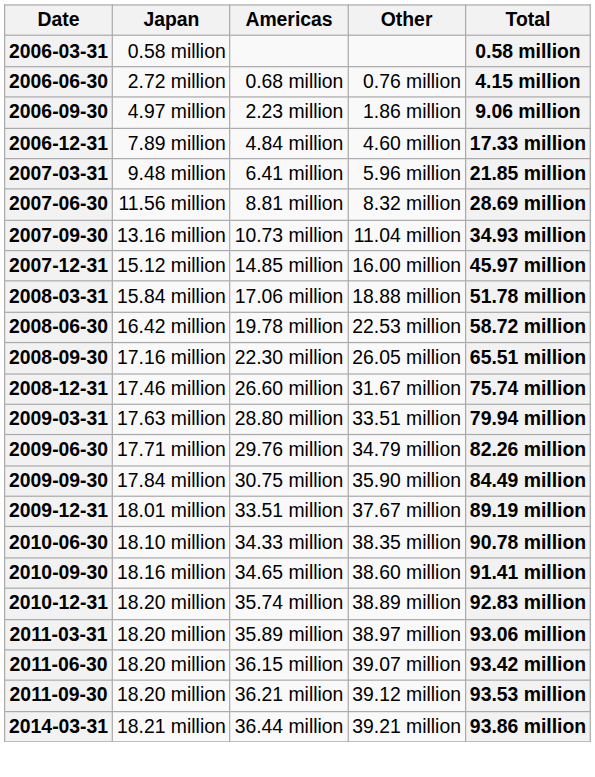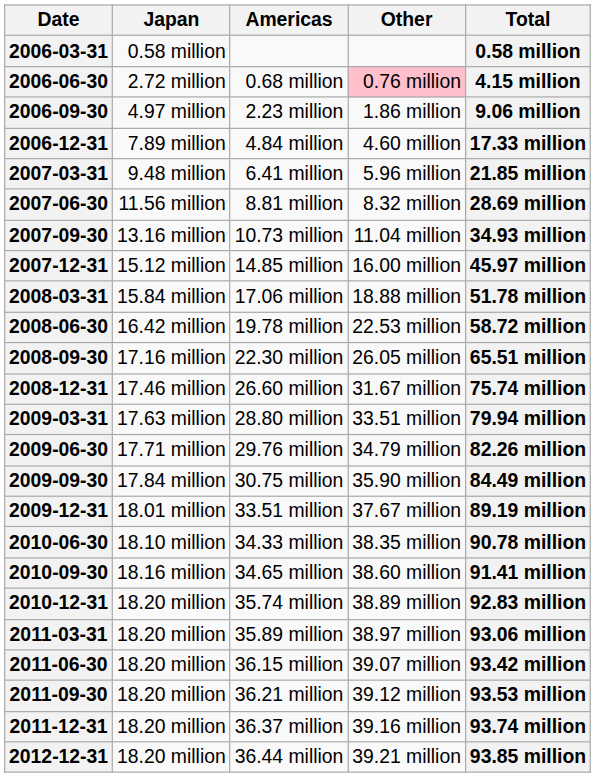(412, 81) no background -> (412, 81) pink background
+ row: (59, 726)
+ row: (59, 757)
- row: (59, 726)
